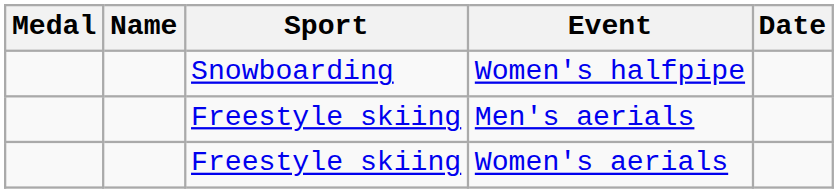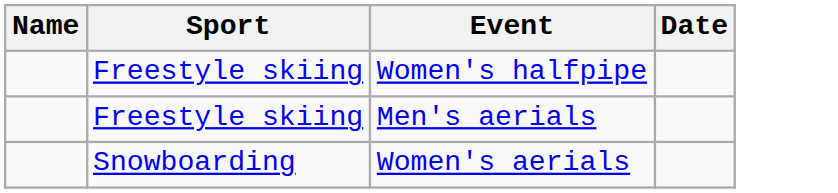- column: (54, 28)
(292, 74) Snowboarding -> (228, 74) Freestyle skiing
(326, 165) Freestyle skiing -> (194, 165) Snowboarding
